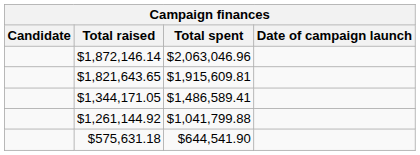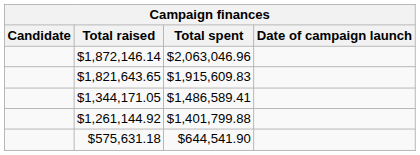(209, 77) $1,915,609.81 -> (209, 77) $1,915,609.83
(209, 118) $1,041,799.88 -> (209, 118) $1,401,799.88
